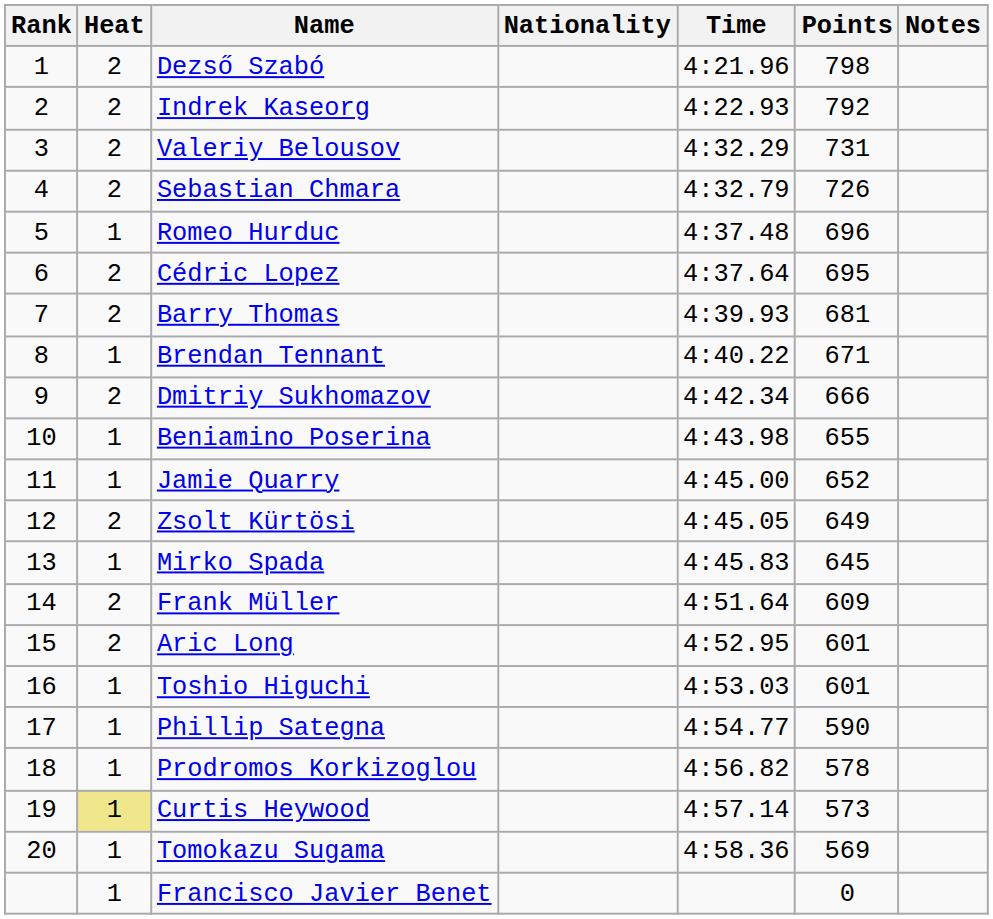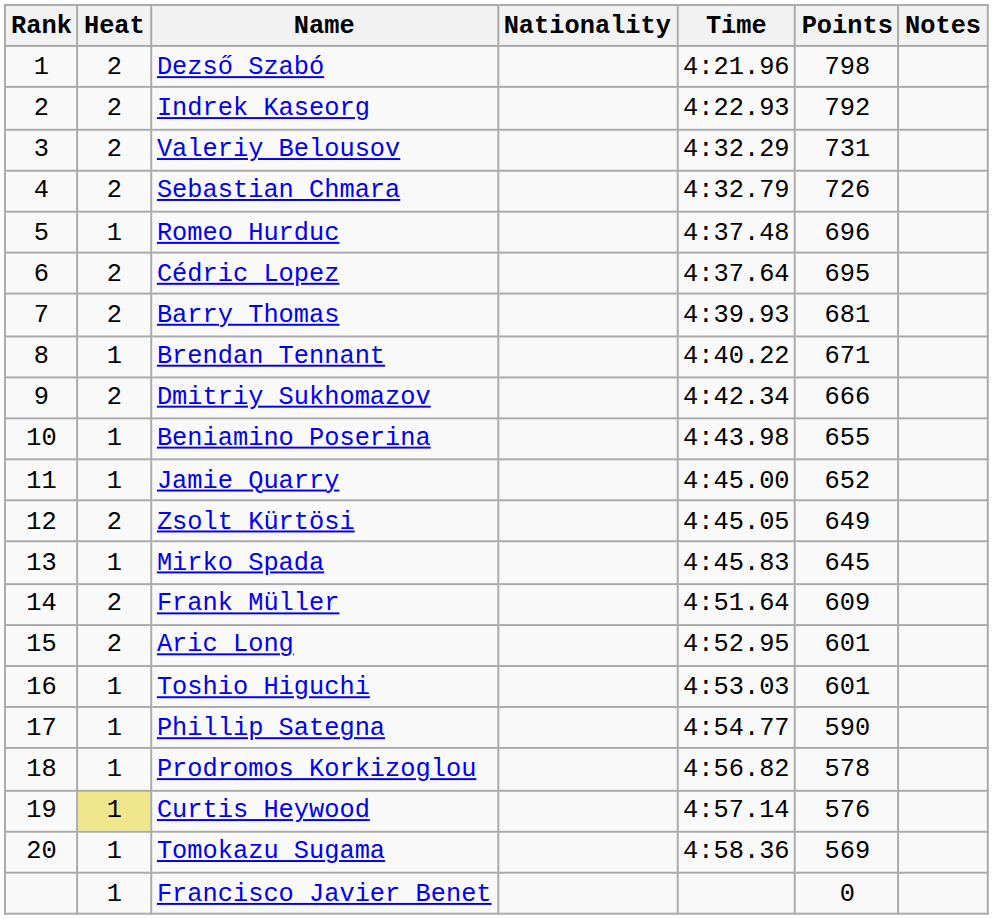(847, 811) 573 -> (847, 811) 576
